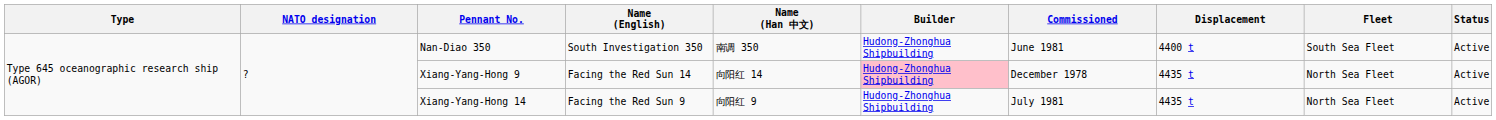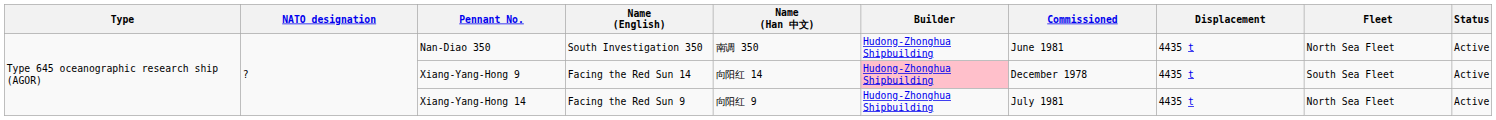(1176, 47) 4400 t -> (1176, 47) 4435 t
(1351, 47) South Sea Fleet -> (1351, 47) North Sea Fleet
(1351, 74) North Sea Fleet -> (1351, 74) South Sea Fleet
